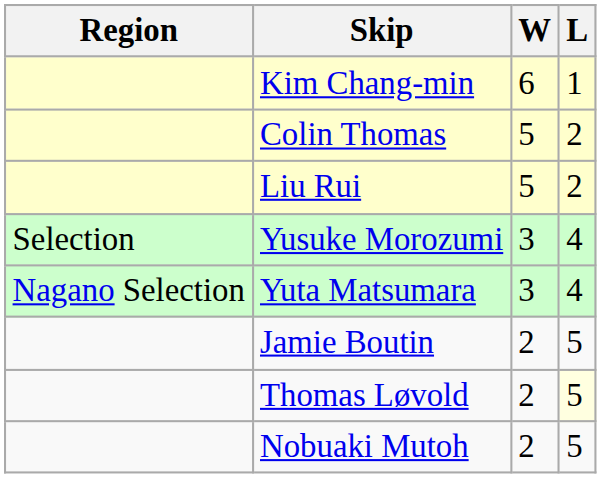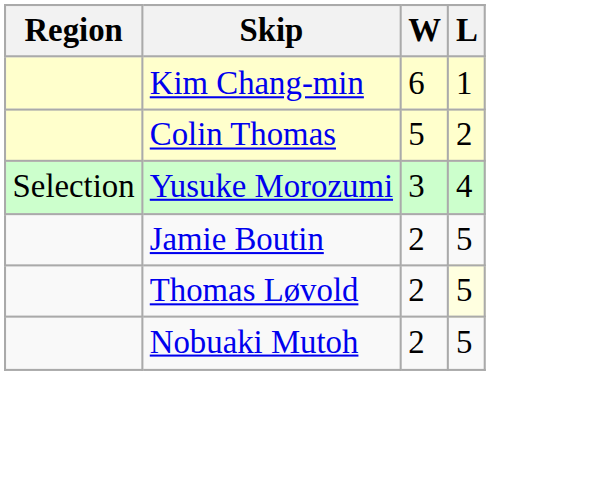- row: (311, 186)
- row: (368, 290)
